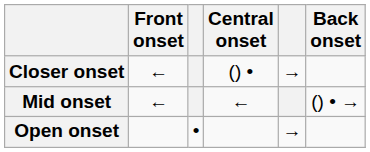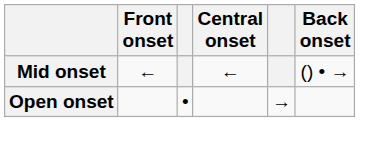- row: (67, 71)
